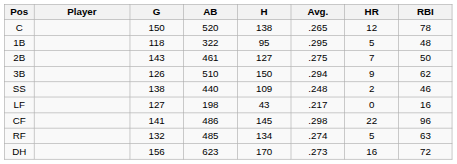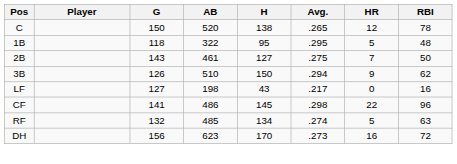- row: (19, 89)
